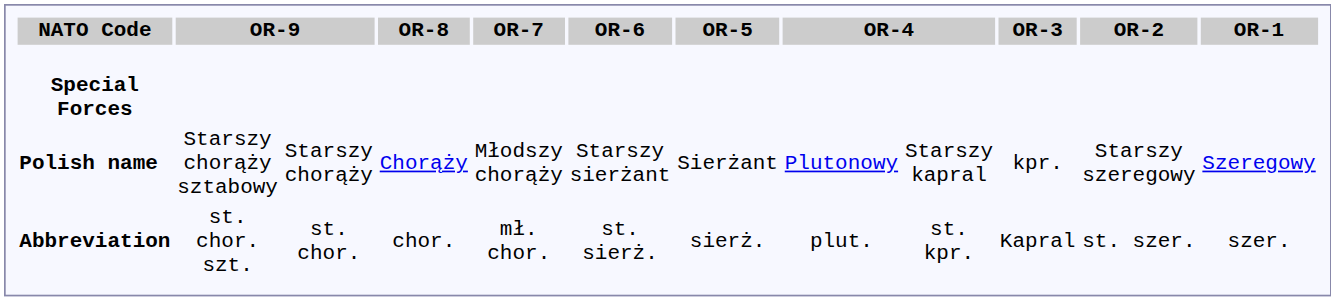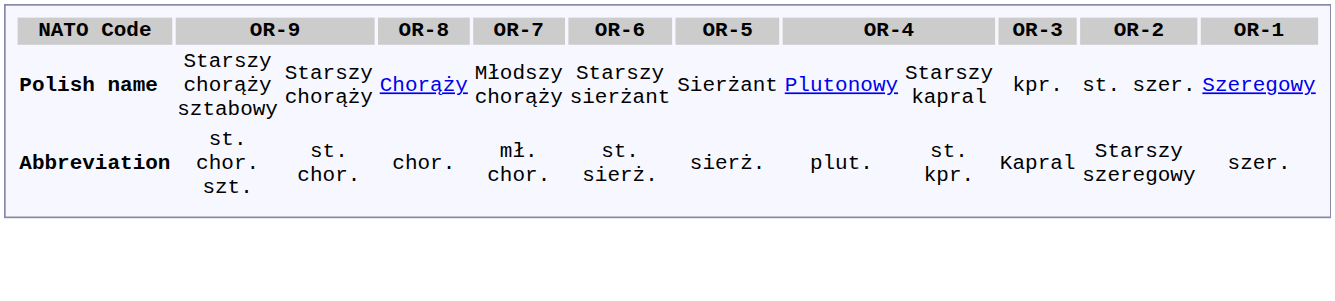- row: (95, 98)
(1139, 164) Starszy szeregowy -> (1139, 86) st. szer.
(1139, 242) st. szer. -> (1139, 164) Starszy szeregowy
